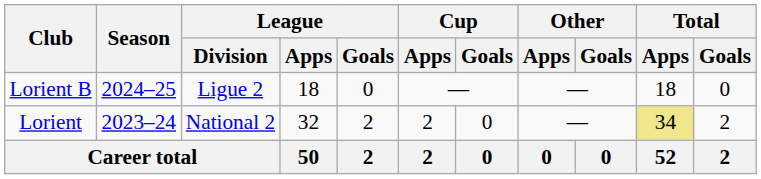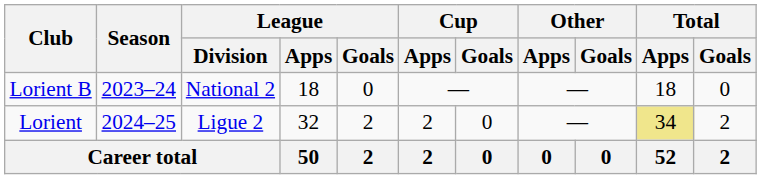(139, 88) 2024–25 -> (139, 88) 2023–24
(230, 88) Ligue 2 -> (230, 88) National 2
(139, 122) 2023–24 -> (139, 122) 2024–25
(230, 122) National 2 -> (230, 122) Ligue 2
